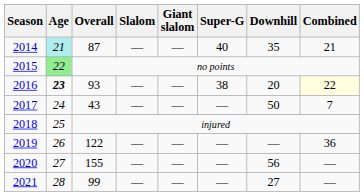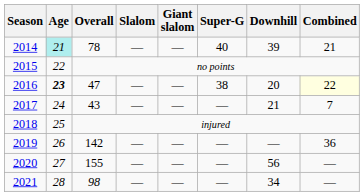(94, 47) 87 -> (94, 47) 78
(273, 47) 35 -> (273, 47) 39
(59, 66) lightgreen background -> (59, 66) no background
(94, 85) 93 -> (94, 85) 47
(273, 104) 50 -> (273, 104) 21
(94, 143) 122 -> (94, 143) 142
(94, 182) 99 -> (94, 182) 98
(273, 182) 27 -> (273, 182) 34
